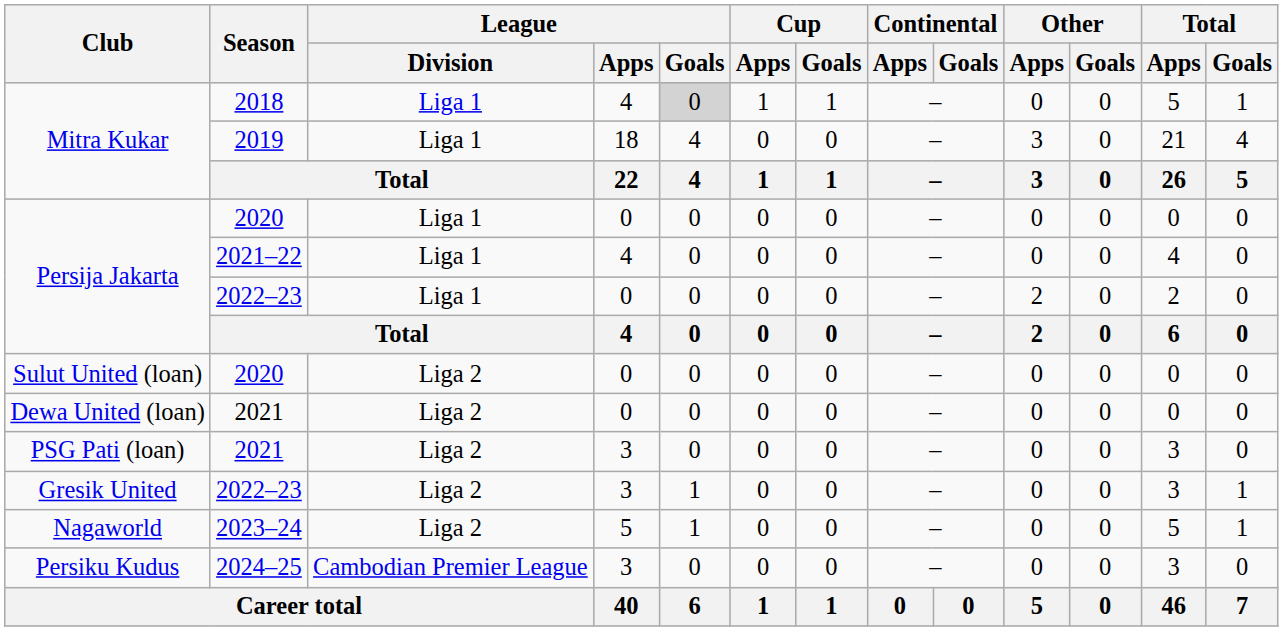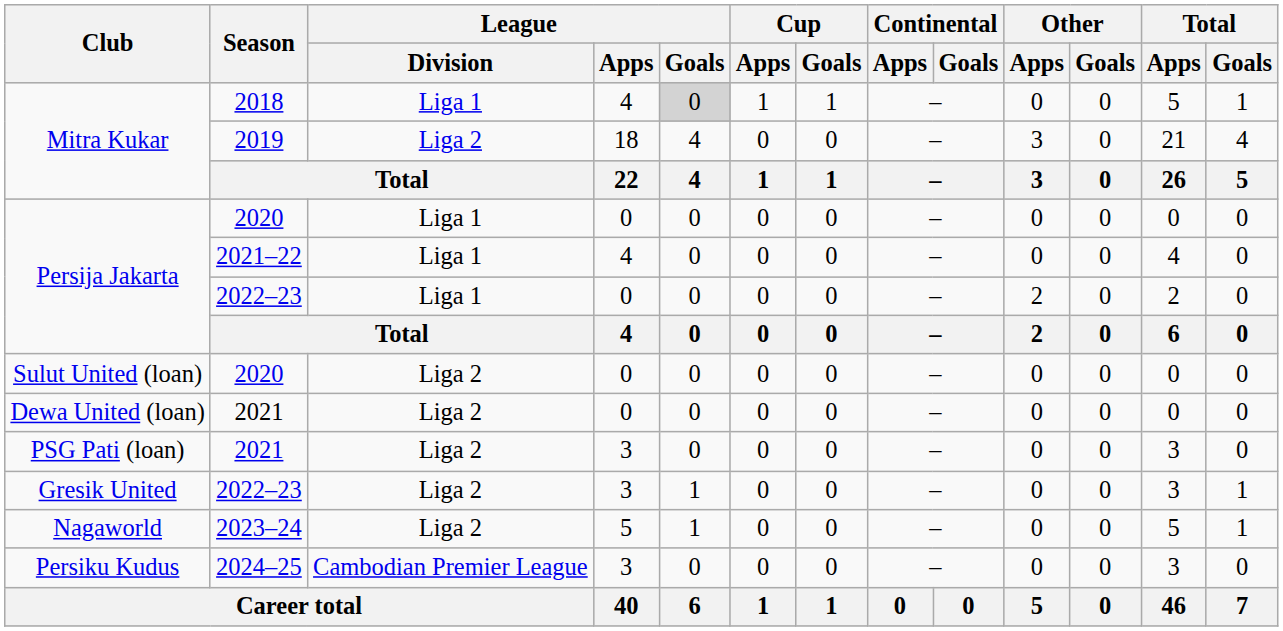(450, 140) Liga 1 -> (450, 140) Liga 2
